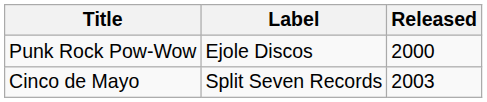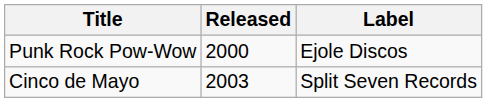columns swapped: (434, 19) <-> (294, 19)
